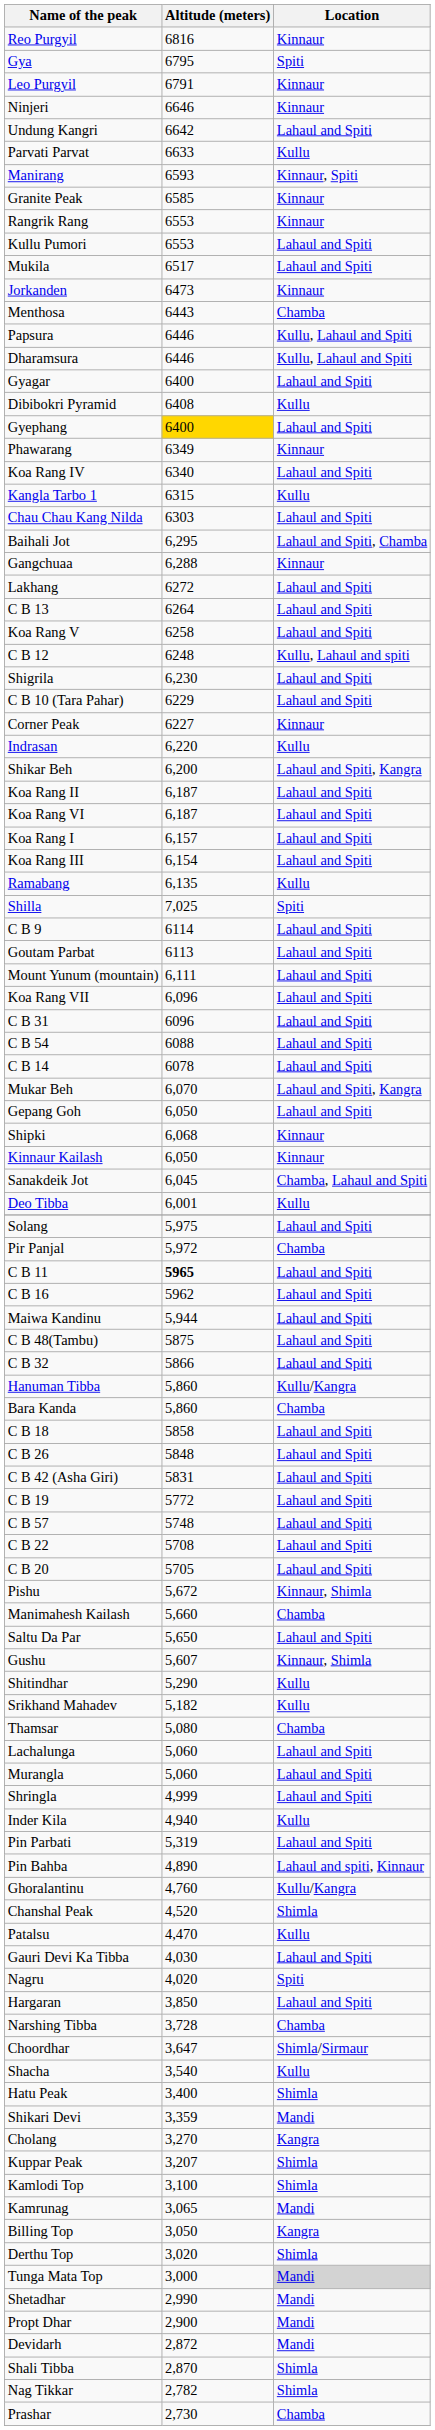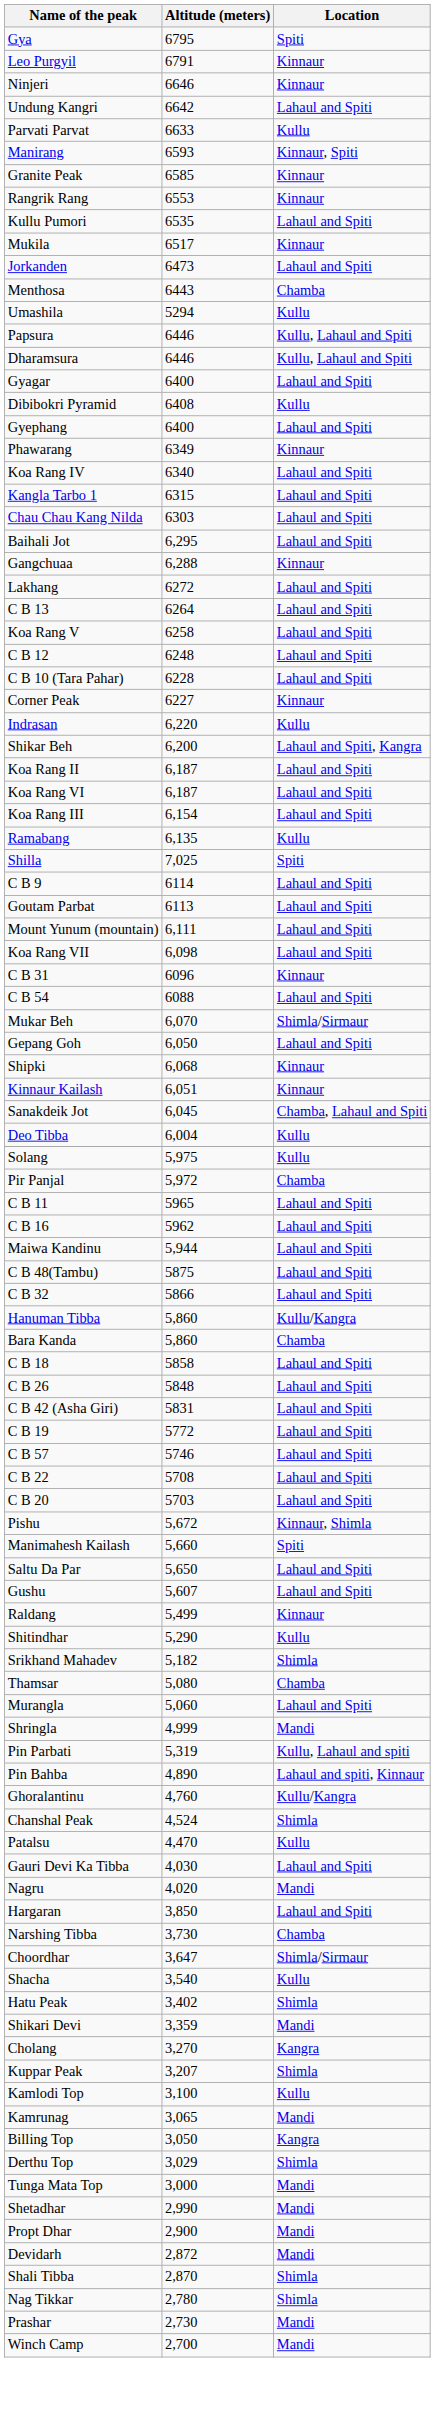- row: (42, 38)
(179, 244) 6553 -> (179, 221) 6535
(324, 267) Lahaul and Spiti -> (300, 244) Kinnaur
(300, 289) Kinnaur -> (324, 267) Lahaul and Spiti
+ row: (35, 312)
(179, 426) gold background -> (179, 426) no background
(293, 495) Kullu -> (324, 495) Lahaul and Spiti
(352, 541) Lahaul and Spiti, Chamba -> (324, 541) Lahaul and Spiti
(343, 655) Kullu, Lahaul and spiti -> (324, 655) Lahaul and Spiti
- row: (31, 678)
(179, 701) 6229 -> (179, 678) 6228
- row: (41, 838)
(181, 997) 6,096 -> (181, 952) 6,098
(324, 1020) Lahaul and Spiti -> (300, 975) Kinnaur
- row: (28, 1066)
(349, 1089) Lahaul and Spiti, Kangra -> (322, 1020) Shimla/Sirmaur
(181, 1157) 6,050 -> (181, 1089) 6,051
(181, 1203) 6,001 -> (181, 1134) 6,004
(324, 1226) Lahaul and Spiti -> (293, 1157) Kullu
(179, 1271) bold -> (179, 1203) normal
(179, 1523) 5748 -> (179, 1454) 5746
(179, 1568) 5705 -> (179, 1500) 5703
(301, 1614) Chamba -> (290, 1546) Spiti
(324, 1660) Kinnaur, Shimla -> (324, 1591) Lahaul and Spiti
+ row: (32, 1614)
(293, 1705) Kullu -> (297, 1660) Shimla
- row: (41, 1751)
(324, 1797) Lahaul and Spiti -> (296, 1728) Mandi
- row: (37, 1820)
(324, 1842) Lahaul and Spiti -> (343, 1751) Kullu, Lahaul and spiti
(181, 1911) 4,520 -> (181, 1820) 4,524
(290, 1979) Spiti -> (296, 1888) Mandi
(181, 2025) 3,728 -> (181, 1934) 3,730
(181, 2094) 3,400 -> (181, 2002) 3,402
(297, 2185) Shimla -> (293, 2094) Kullu
(181, 2253) 3,020 -> (181, 2162) 3,029
(296, 2276) lightgrey background -> (296, 2185) no background
(181, 2391) 2,782 -> (181, 2299) 2,780
(301, 2413) Chamba -> (296, 2322) Mandi
+ row: (46, 2345)
